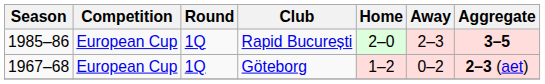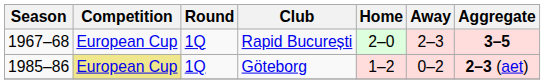(39, 41) 1985–86 -> (39, 41) 1967–68
(39, 66) 1967–68 -> (39, 66) 1985–86
(127, 66) no background -> (127, 66) khaki background
